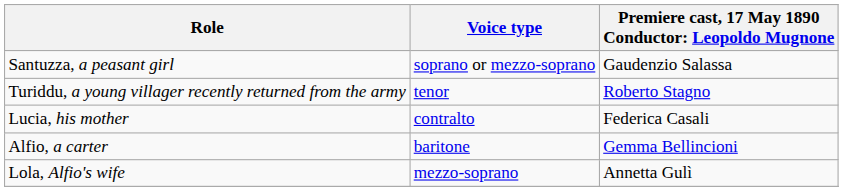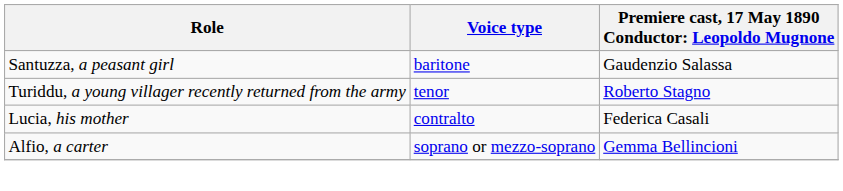(505, 64) soprano or mezzo-soprano -> (442, 64) baritone
(442, 145) baritone -> (505, 145) soprano or mezzo-soprano
- row: (67, 173)
